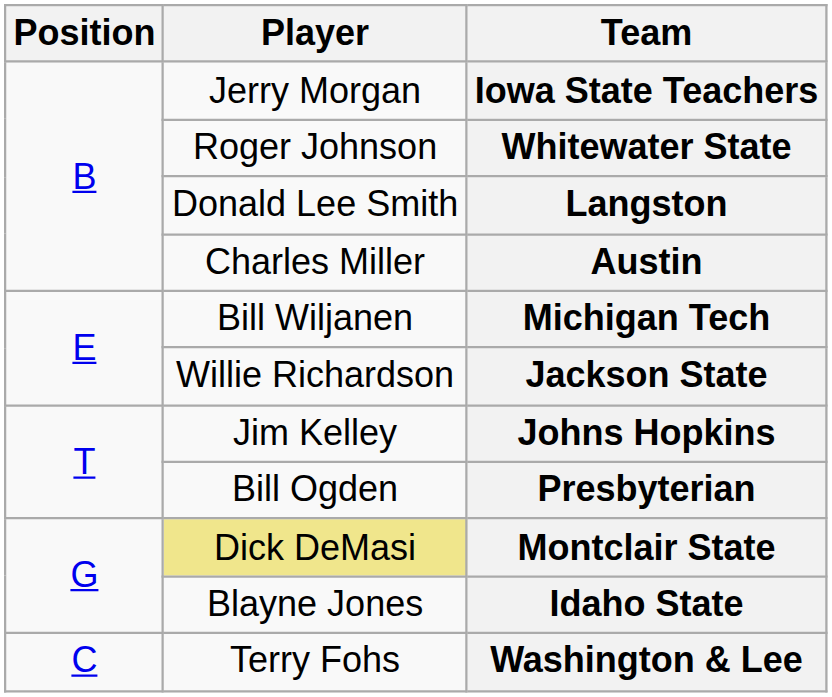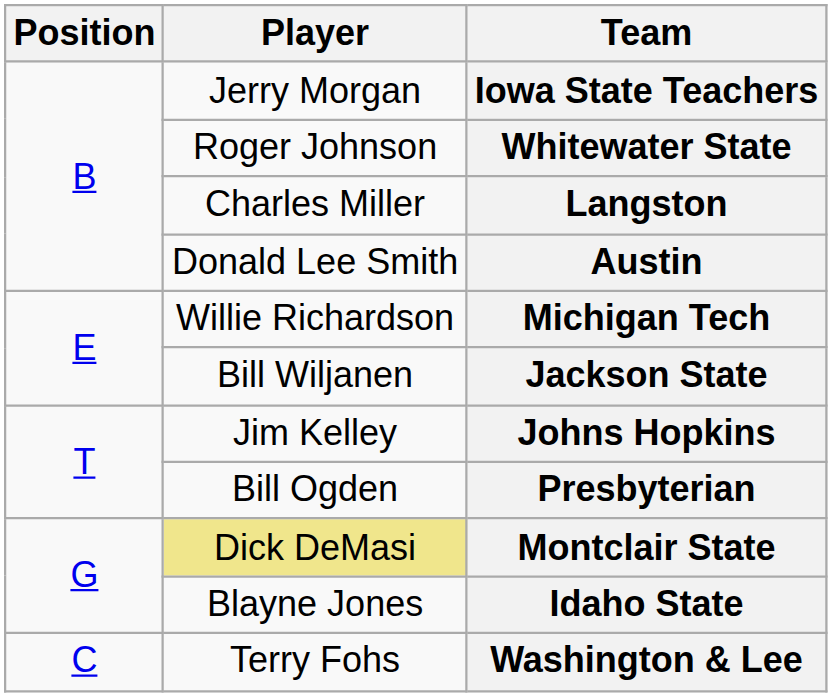(315, 204) Donald Lee Smith -> (315, 204) Charles Miller
(315, 261) Charles Miller -> (315, 261) Donald Lee Smith
(315, 318) Bill Wiljanen -> (315, 318) Willie Richardson
(315, 375) Willie Richardson -> (315, 375) Bill Wiljanen
